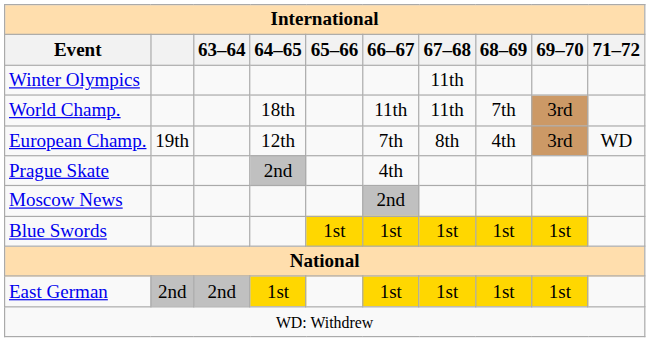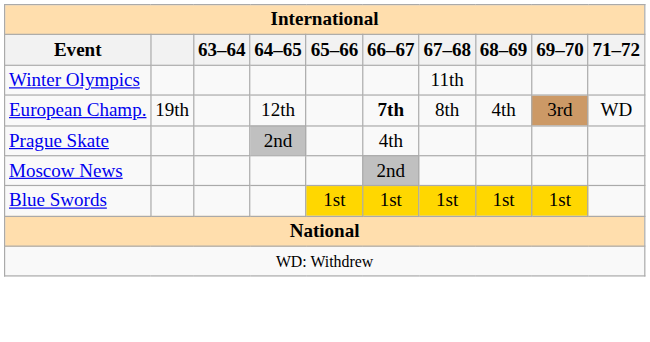- row: (65, 110)
(391, 140) normal -> (391, 110) bold
- row: (58, 291)
